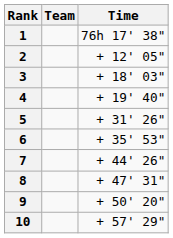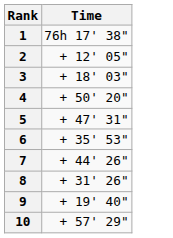- column: (60, 15)
(131, 98) + 19' 40" -> (94, 98) + 50' 20"
(131, 119) + 31' 26" -> (94, 119) + 47' 31"
(131, 181) + 47' 31" -> (94, 181) + 31' 26"
(131, 202) + 50' 20" -> (94, 202) + 19' 40"
